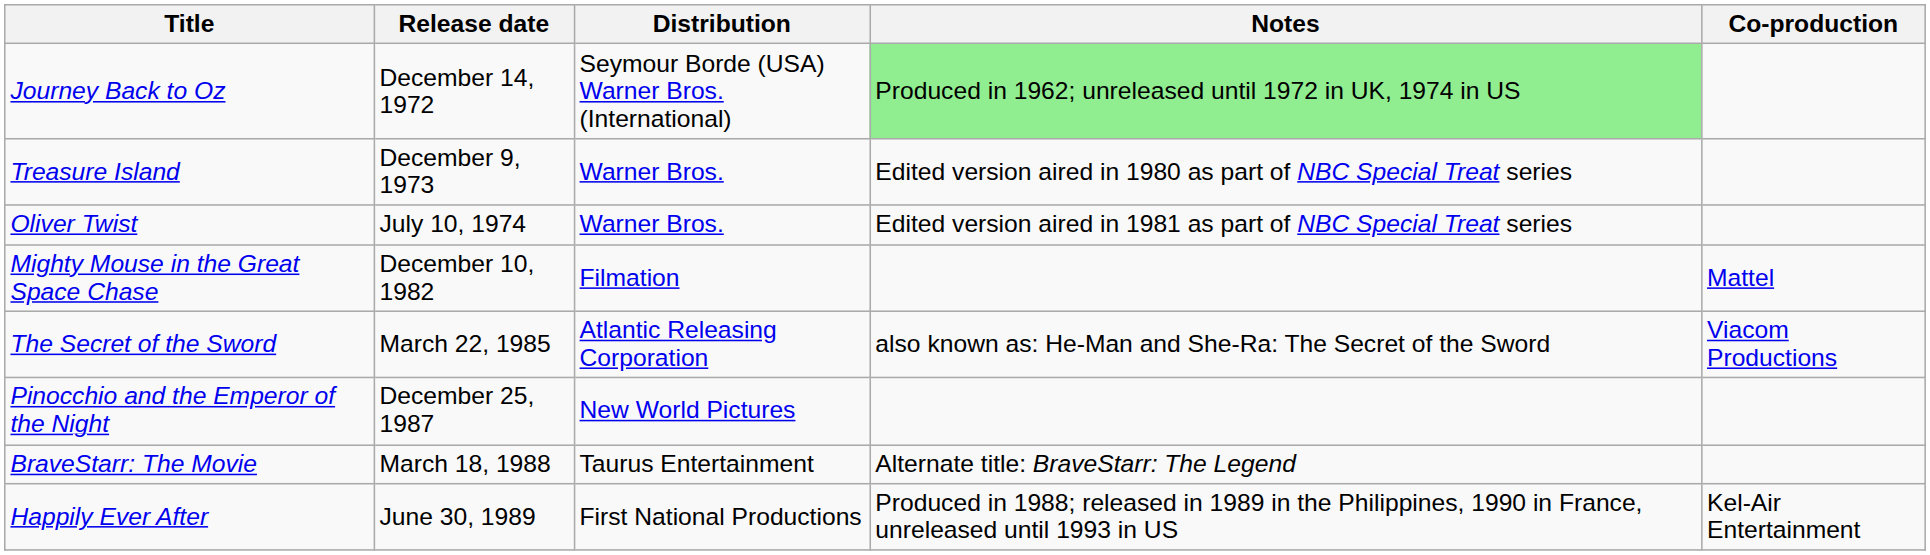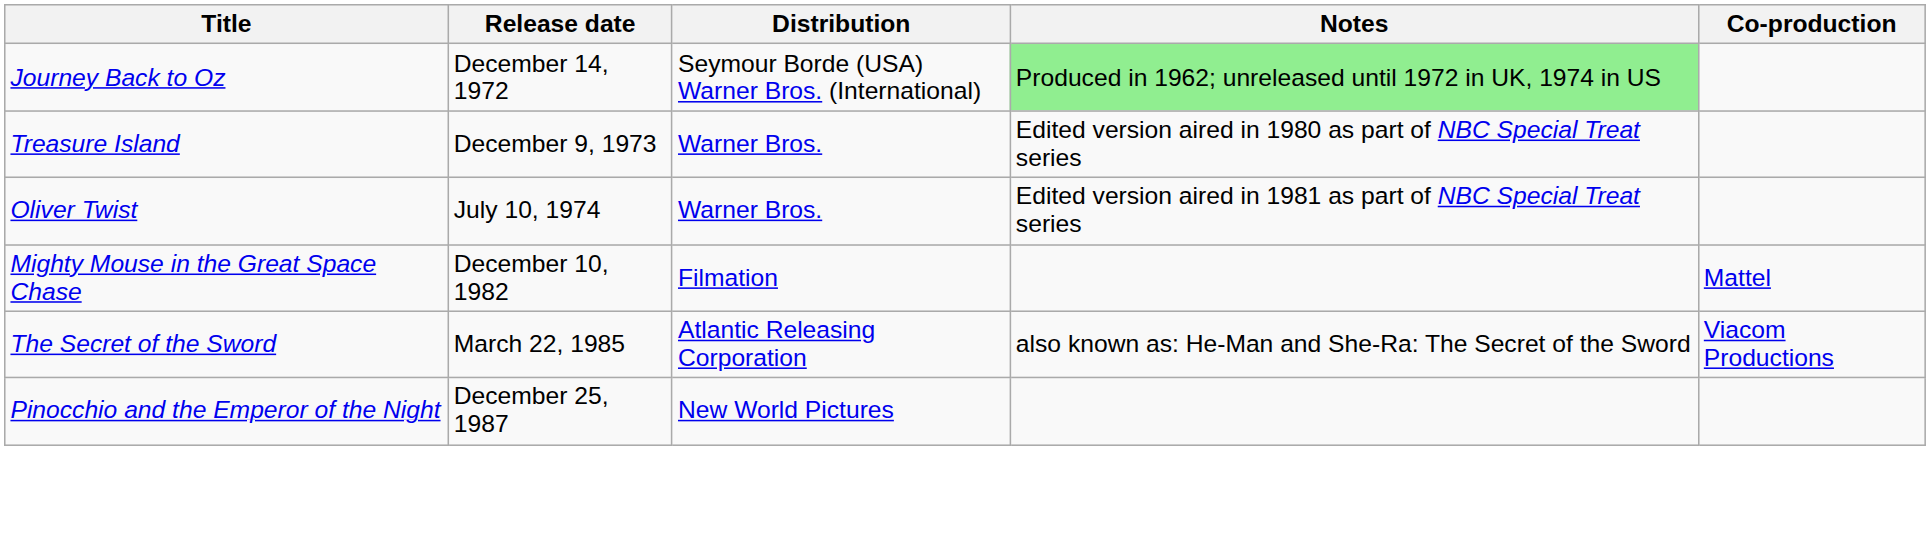- row: (134, 463)
- row: (109, 516)
